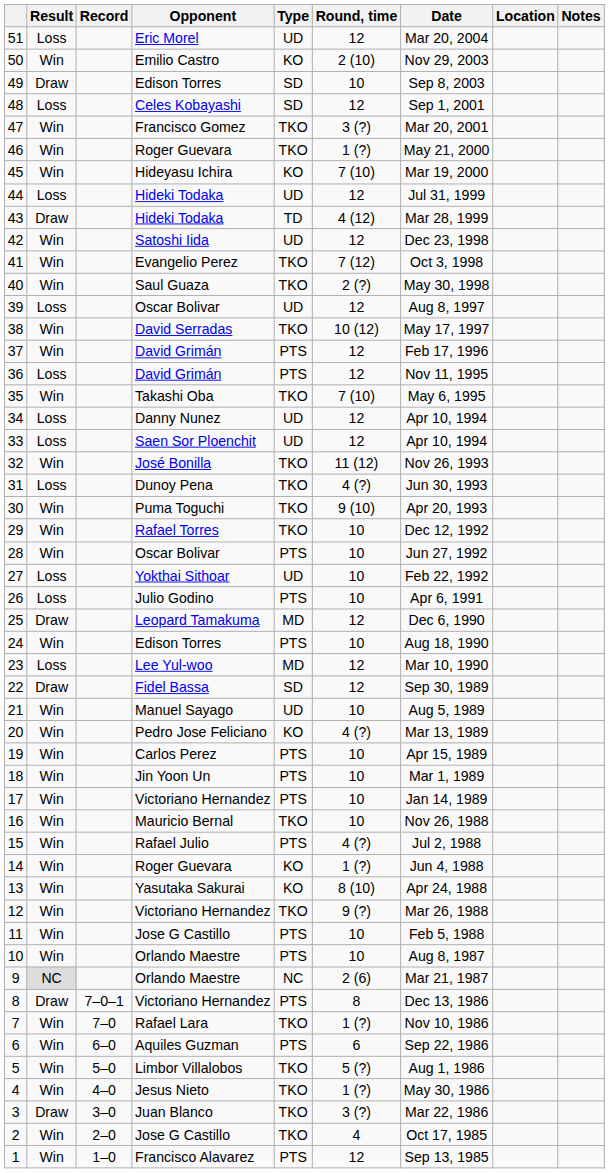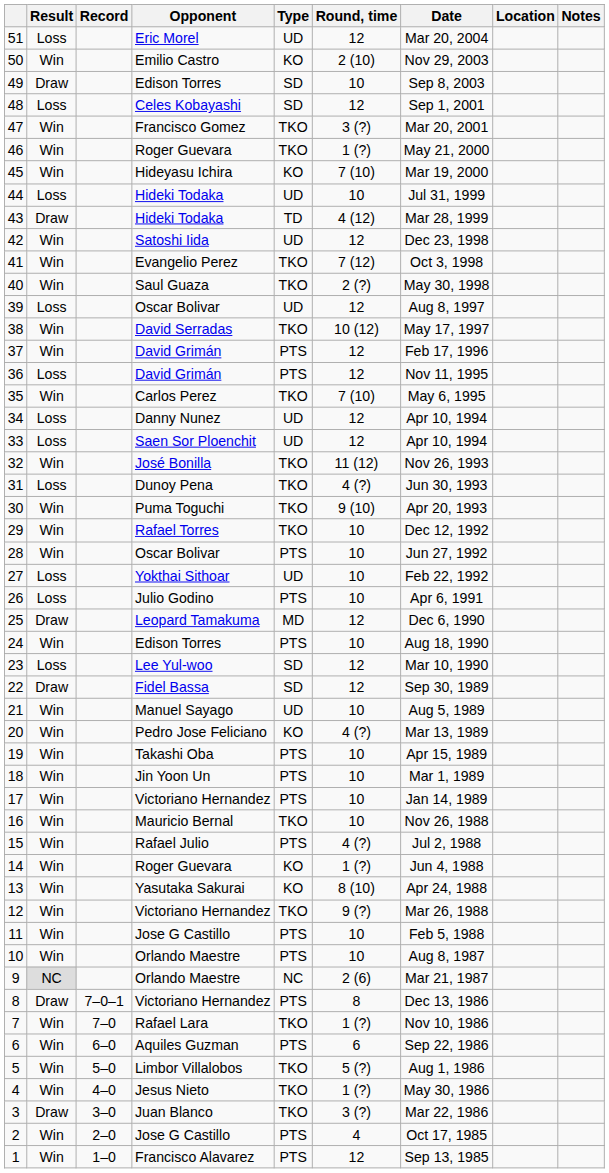(356, 195) 12 -> (356, 195) 10
(174, 396) Takashi Oba -> (176, 396) Carlos Perez
(293, 665) MD -> (293, 665) SD
(176, 754) Carlos Perez -> (174, 754) Takashi Oba
(293, 1135) TKO -> (293, 1135) PTS
